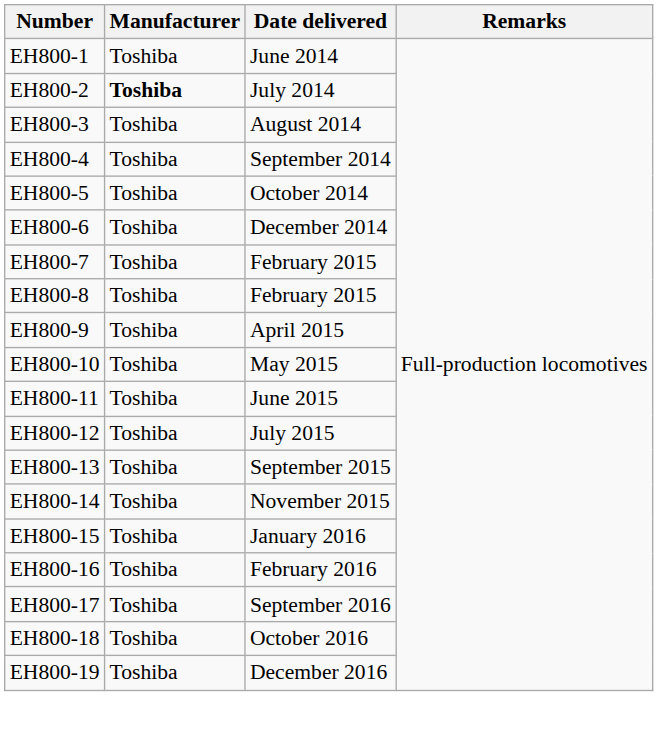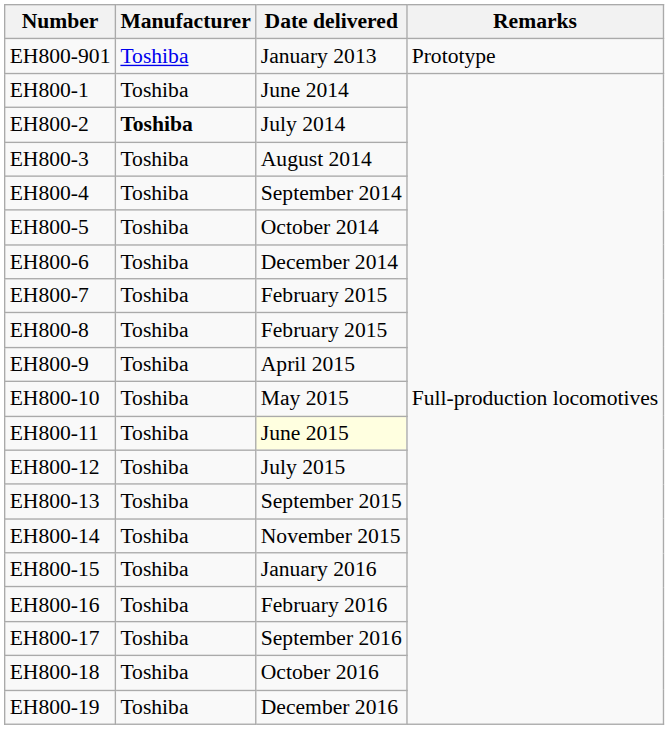+ row: (60, 55)
(294, 398) no background -> (305, 432) lightyellow background
